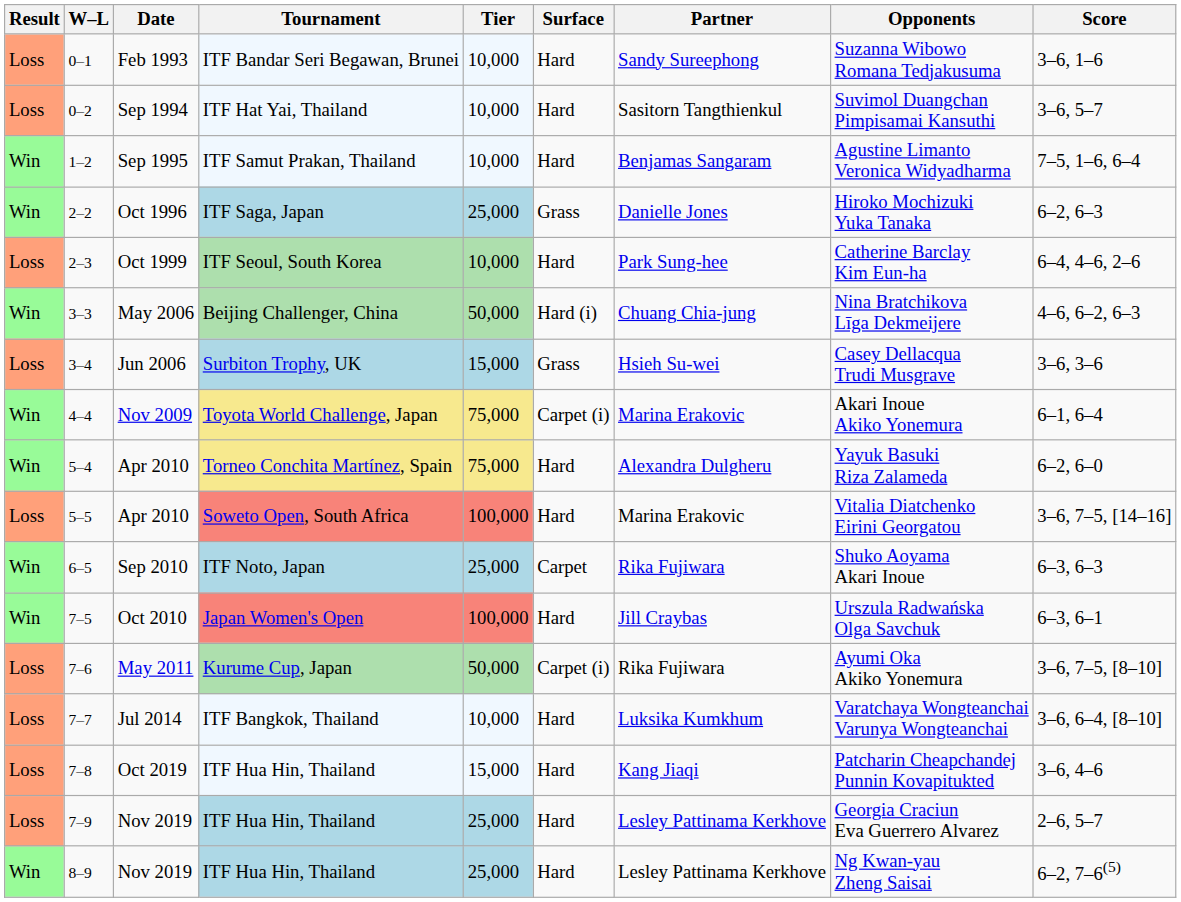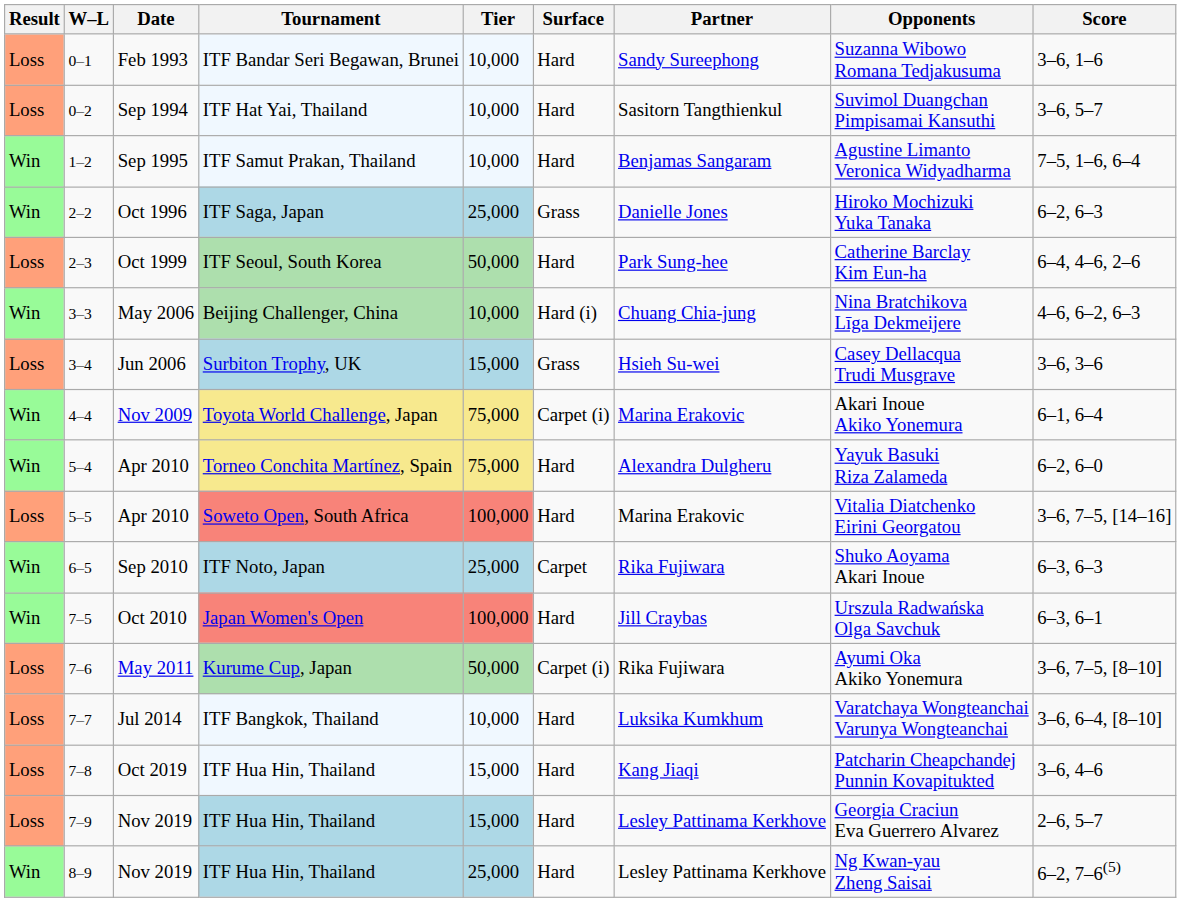(493, 262) 10,000 -> (493, 262) 50,000
(493, 313) 50,000 -> (493, 313) 10,000
(493, 820) 25,000 -> (493, 820) 15,000
